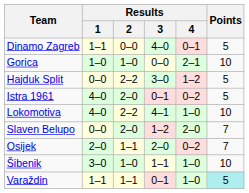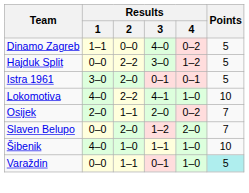(191, 46) 0–1 -> (191, 46) 0–2
- row: (22, 63)
(98, 96) 4–0 -> (98, 79) 3–0
(191, 96) 0–2 -> (191, 79) 0–1
rows swapped: (21, 146) <-> (41, 130)
(98, 163) 3–0 -> (98, 146) 4–0
(98, 180) 1–1 -> (98, 163) 0–0
